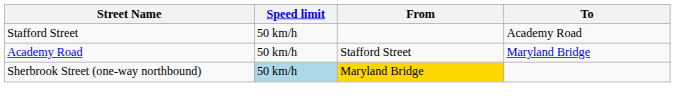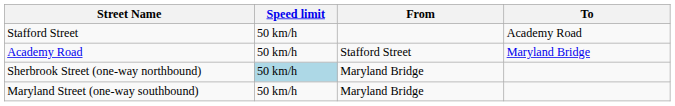(382, 71) gold background -> (382, 71) no background
+ row: (103, 91)
